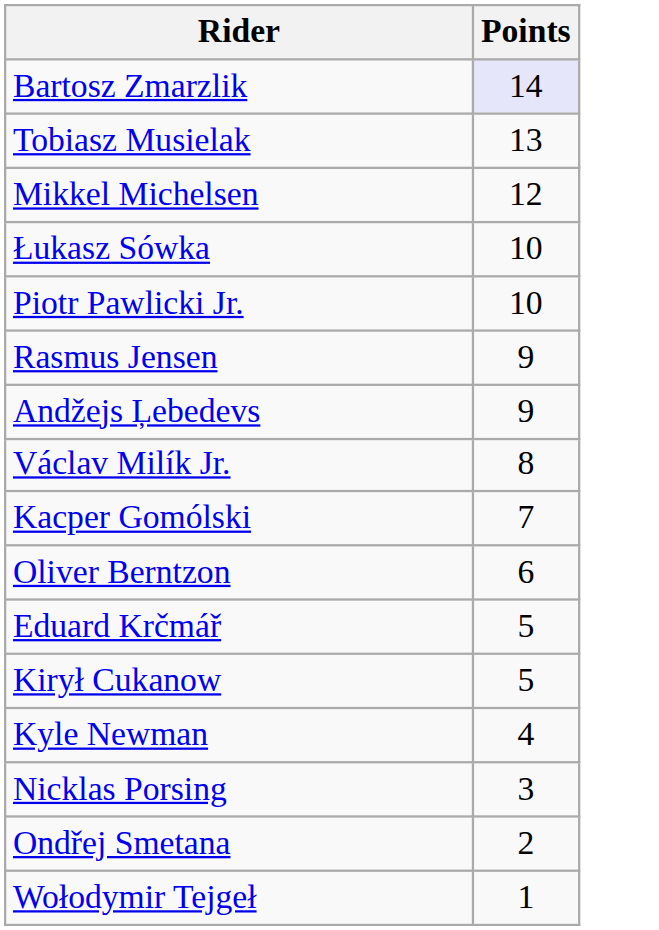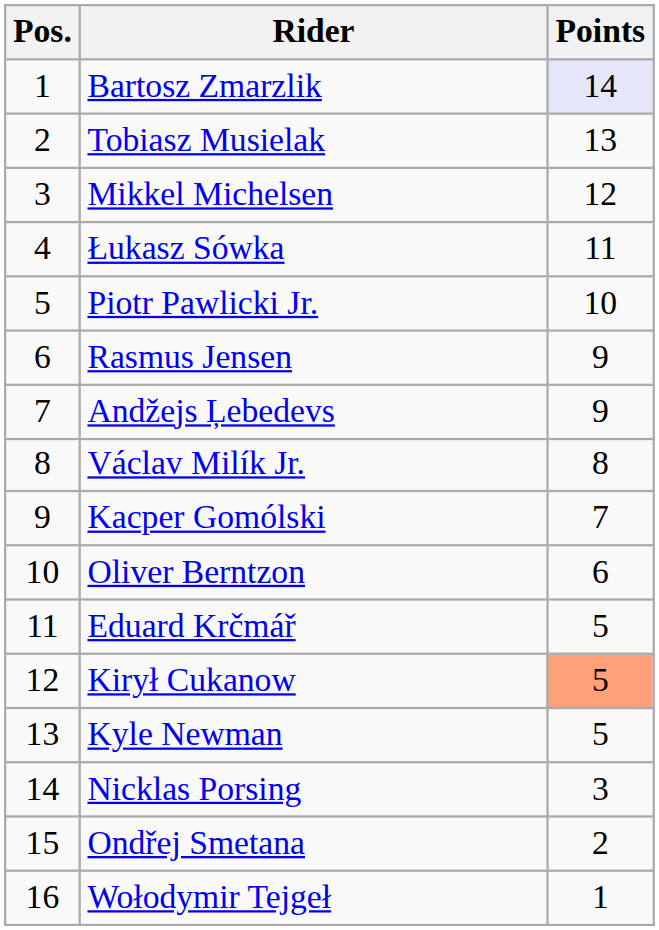+ column: (42, 31)
(526, 247) 10 -> (600, 247) 11
(526, 680) no background -> (600, 680) lightsalmon background
(526, 734) 4 -> (600, 734) 5
